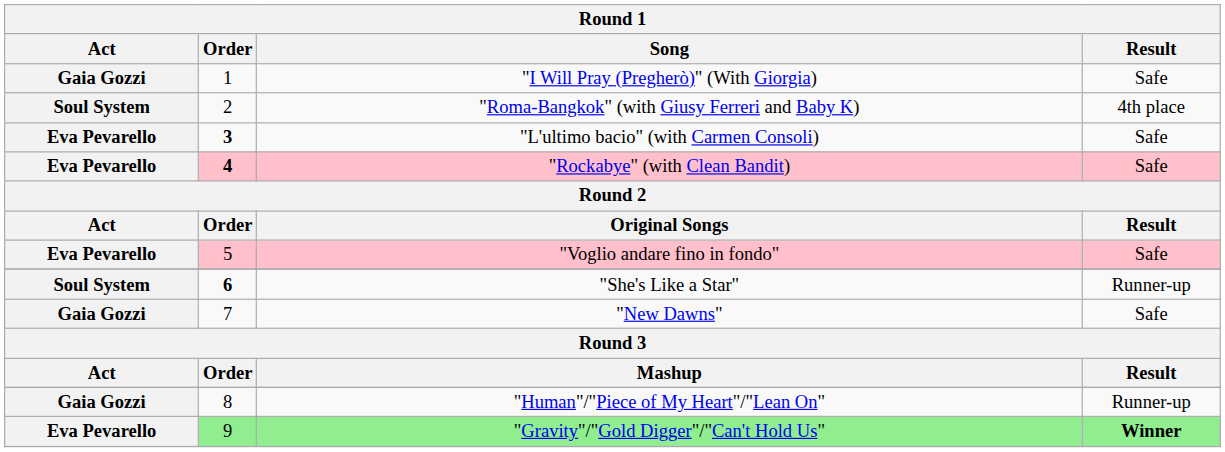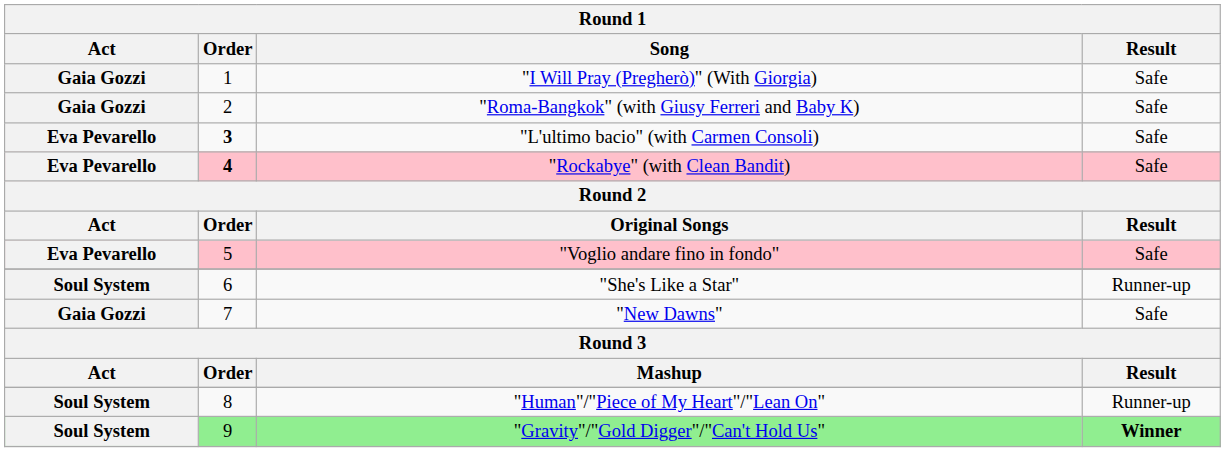(102, 107) Soul System -> (102, 107) Gaia Gozzi
(1151, 107) 4th place -> (1151, 107) Safe
(228, 284) bold -> (228, 284) normal
(102, 401) Gaia Gozzi -> (102, 401) Soul System
(102, 431) Eva Pevarello -> (102, 431) Soul System
